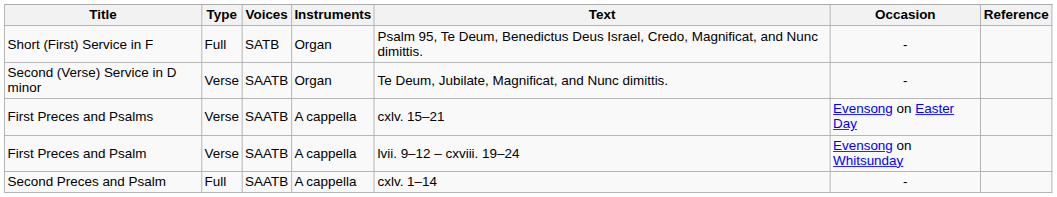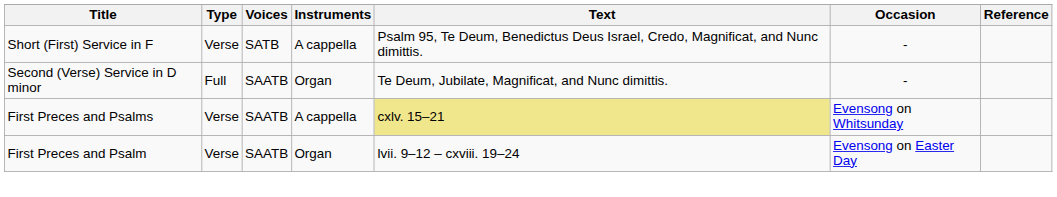(215, 44) Full -> (222, 44) Verse
(313, 44) Organ -> (325, 44) A cappella
(222, 80) Verse -> (215, 80) Full
(411, 116) no background -> (411, 116) khaki background
(894, 116) Evensong on Easter Day -> (872, 116) Evensong on Whitsunday
(325, 153) A cappella -> (313, 153) Organ
(872, 153) Evensong on Whitsunday -> (894, 153) Evensong on Easter Day
- row: (87, 182)
